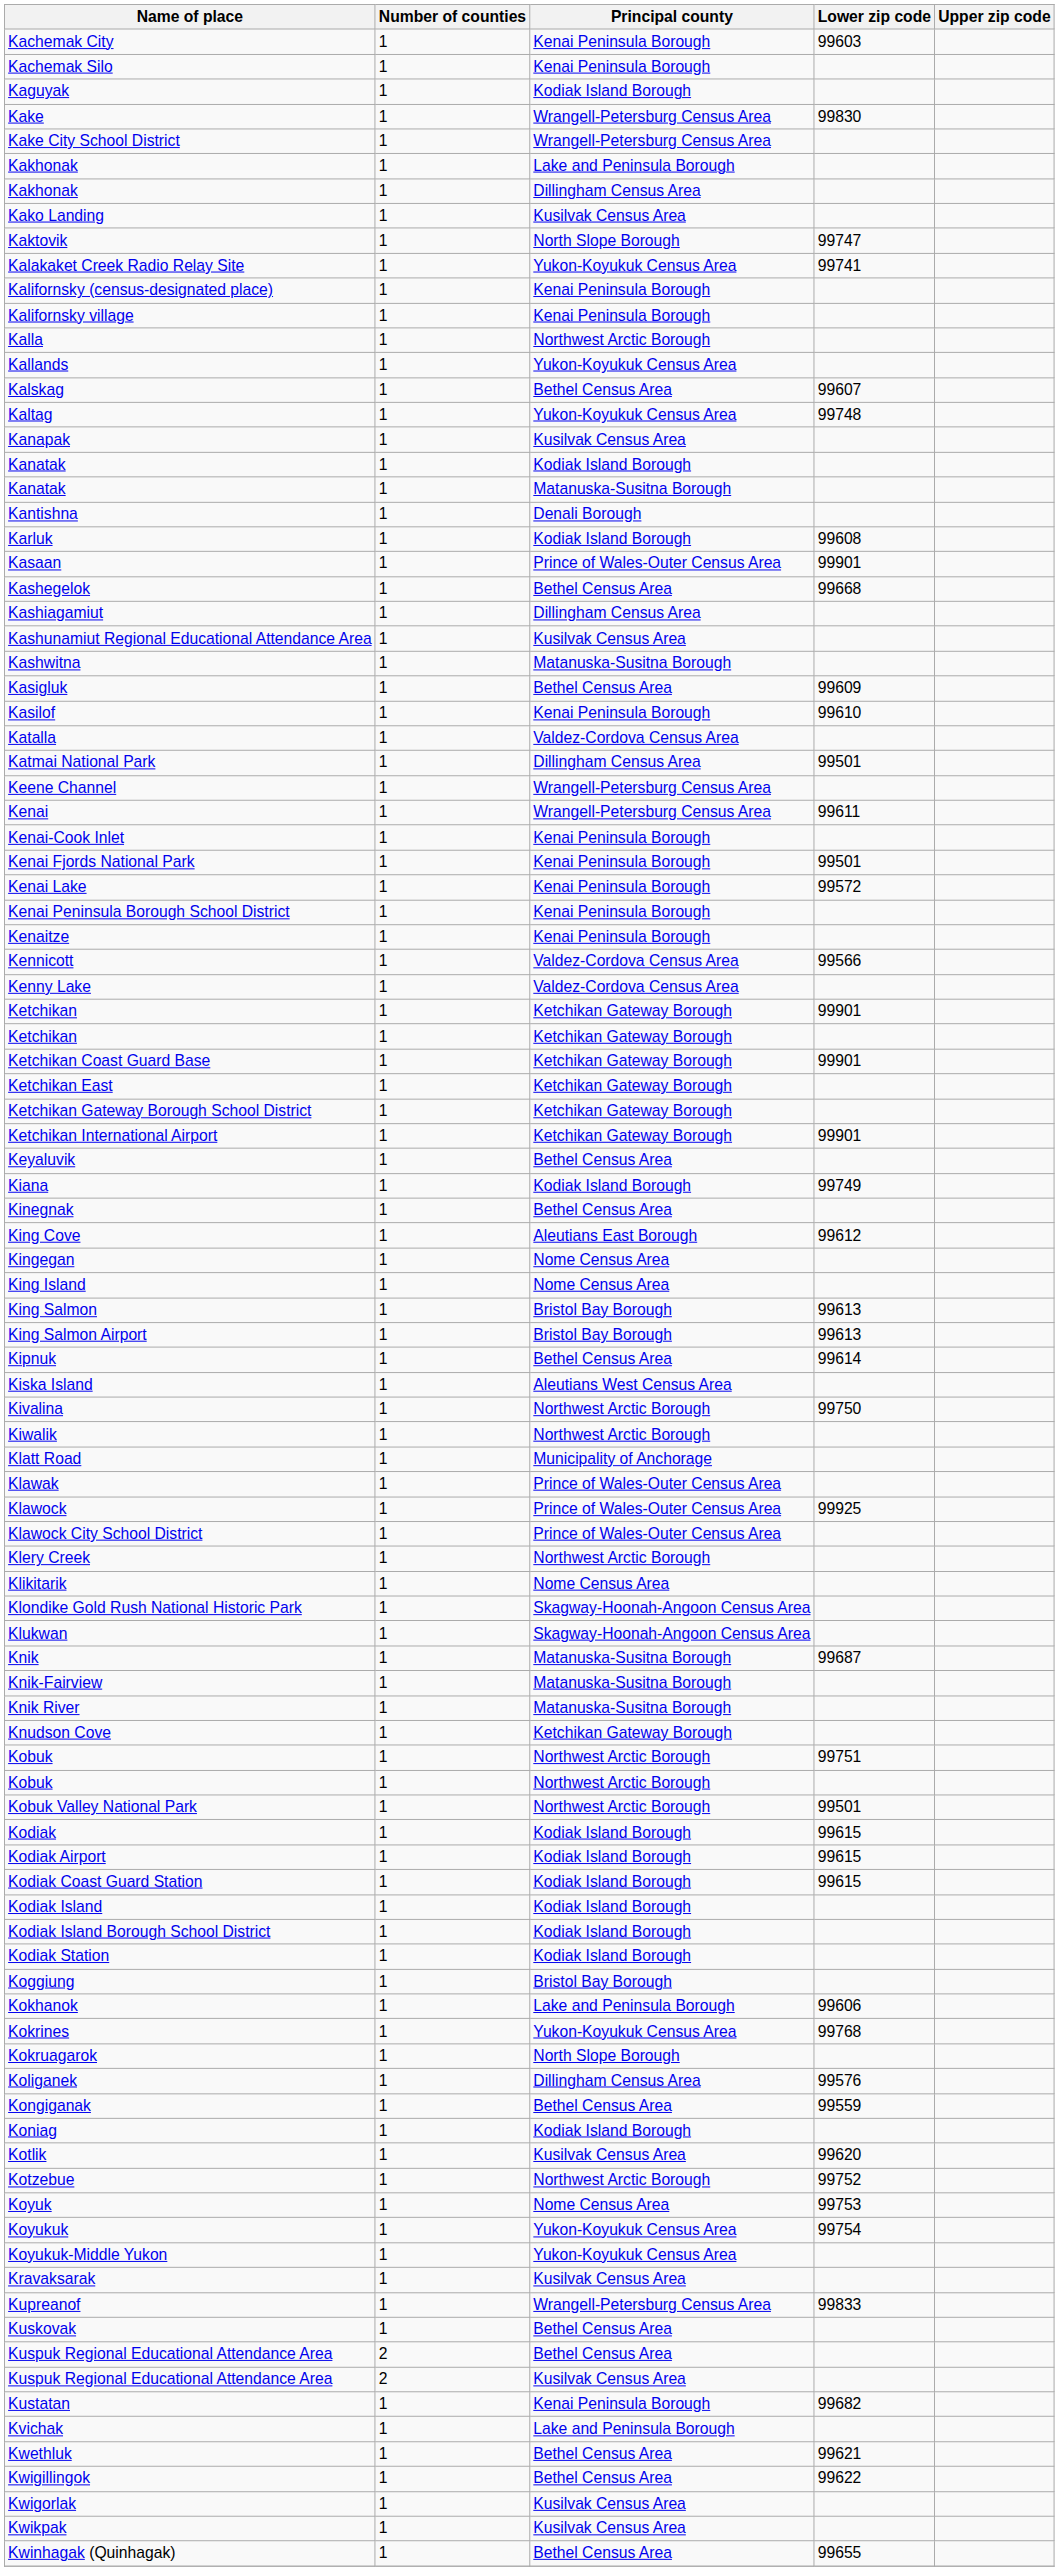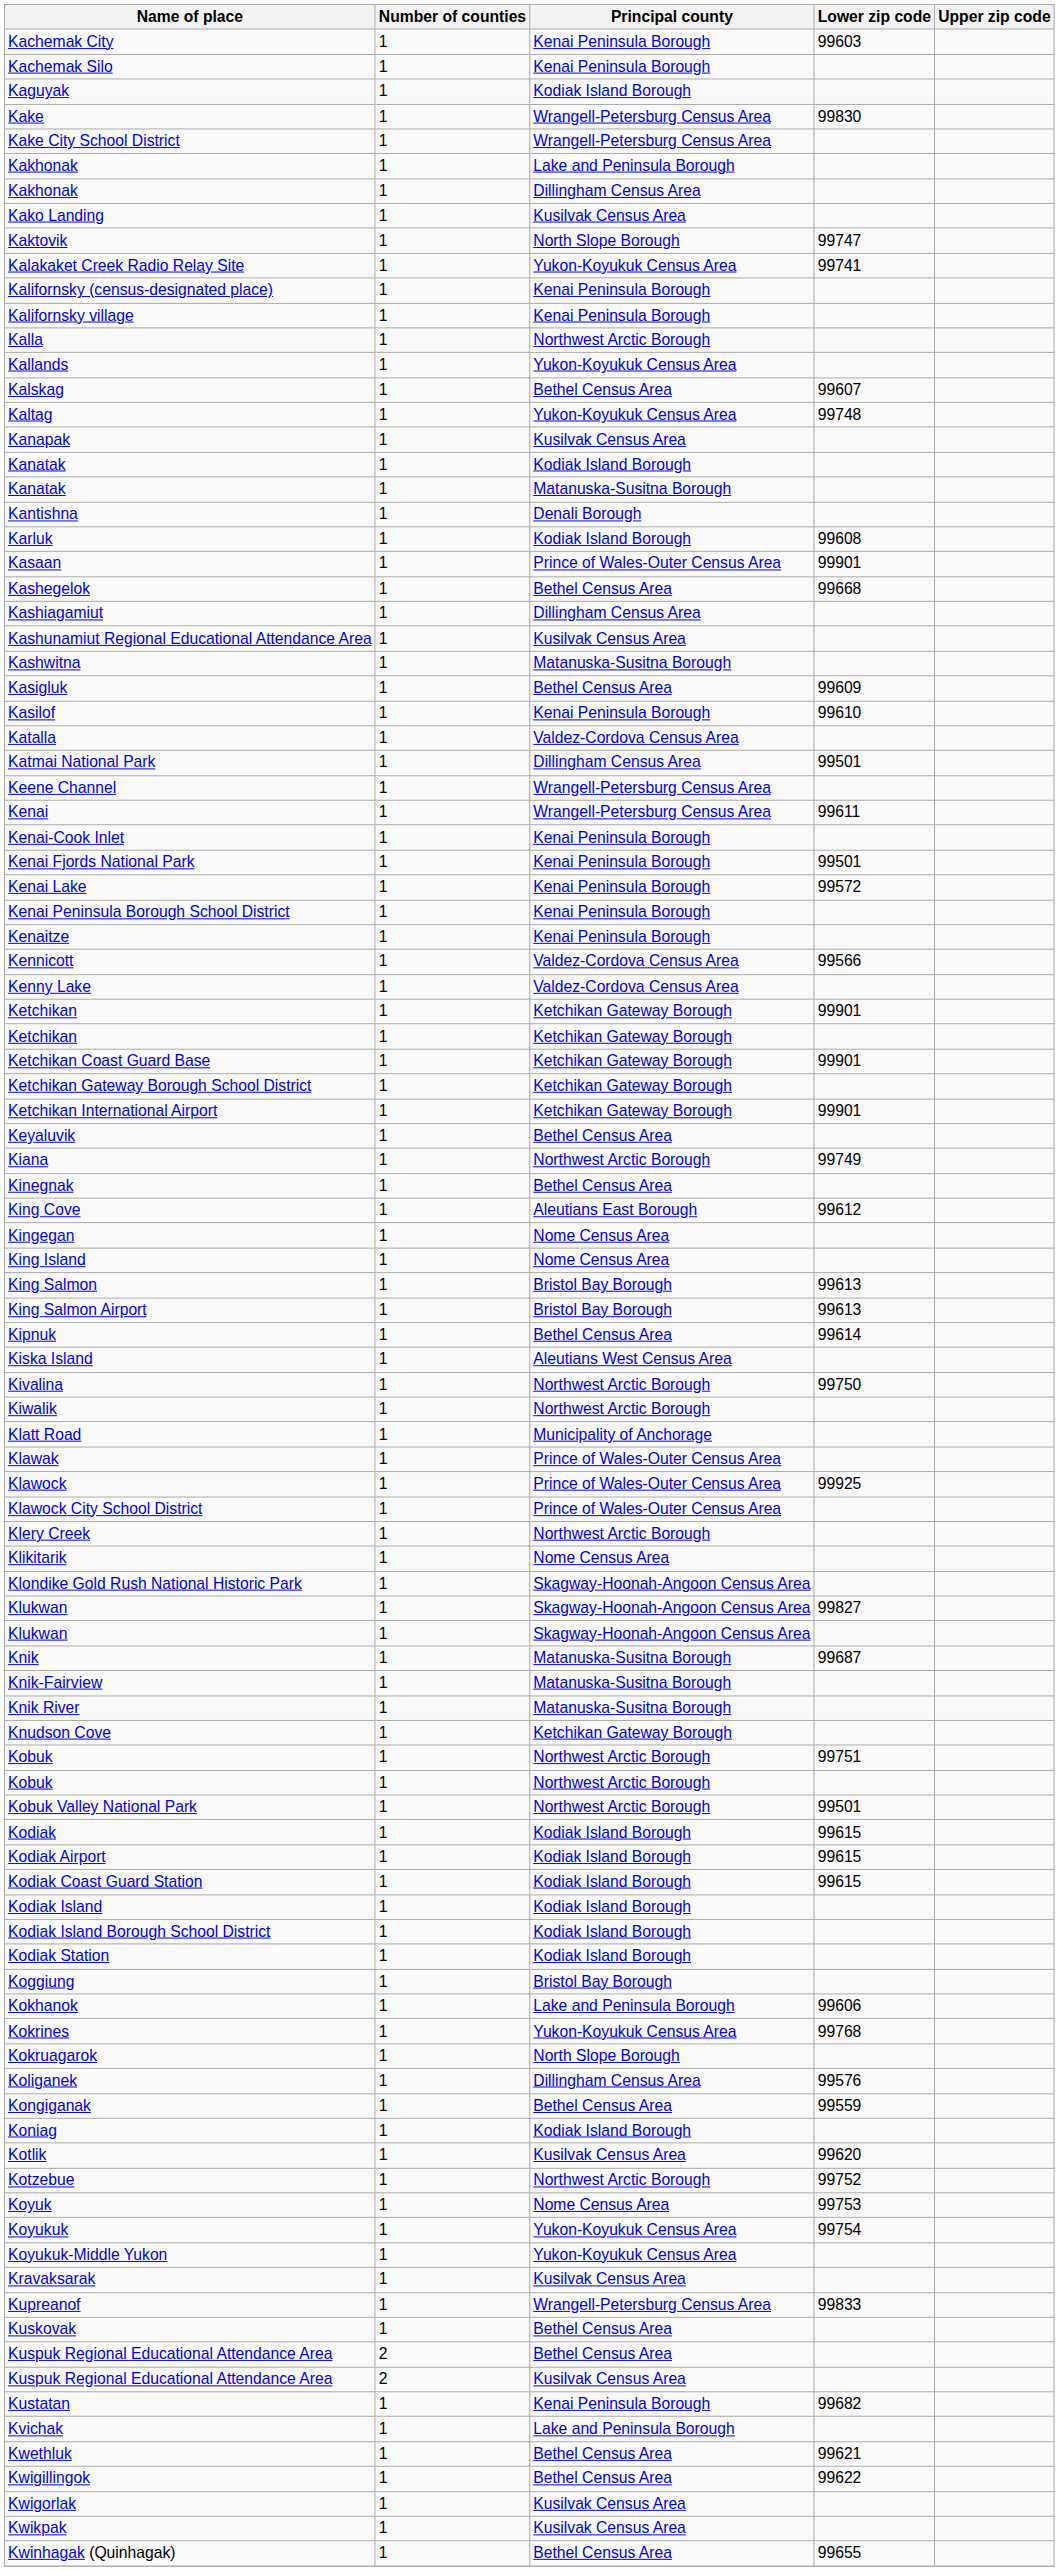- row: (60, 1086)
(612, 1185) Kodiak Island Borough -> (622, 1160) Northwest Arctic Borough
+ row: (38, 1608)
